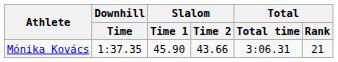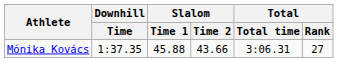(169, 48) 45.90 -> (169, 48) 45.88
(317, 48) 21 -> (317, 48) 27
